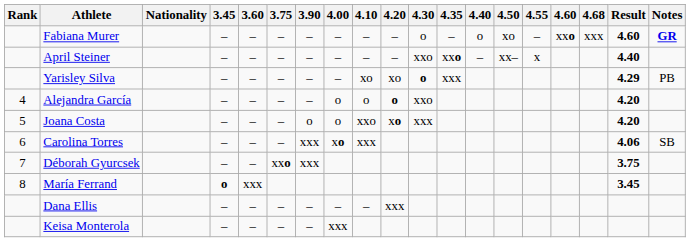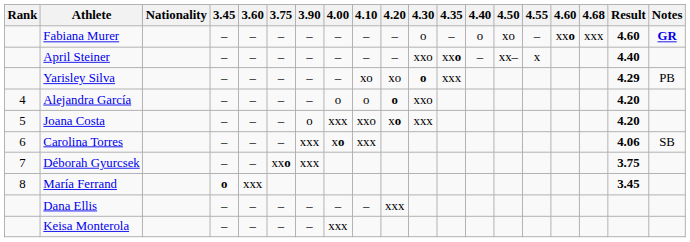(338, 121) o -> (338, 121) xxx
